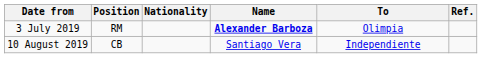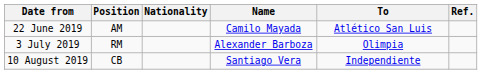+ row: (48, 28)
(264, 28) bold -> (264, 44) normal
